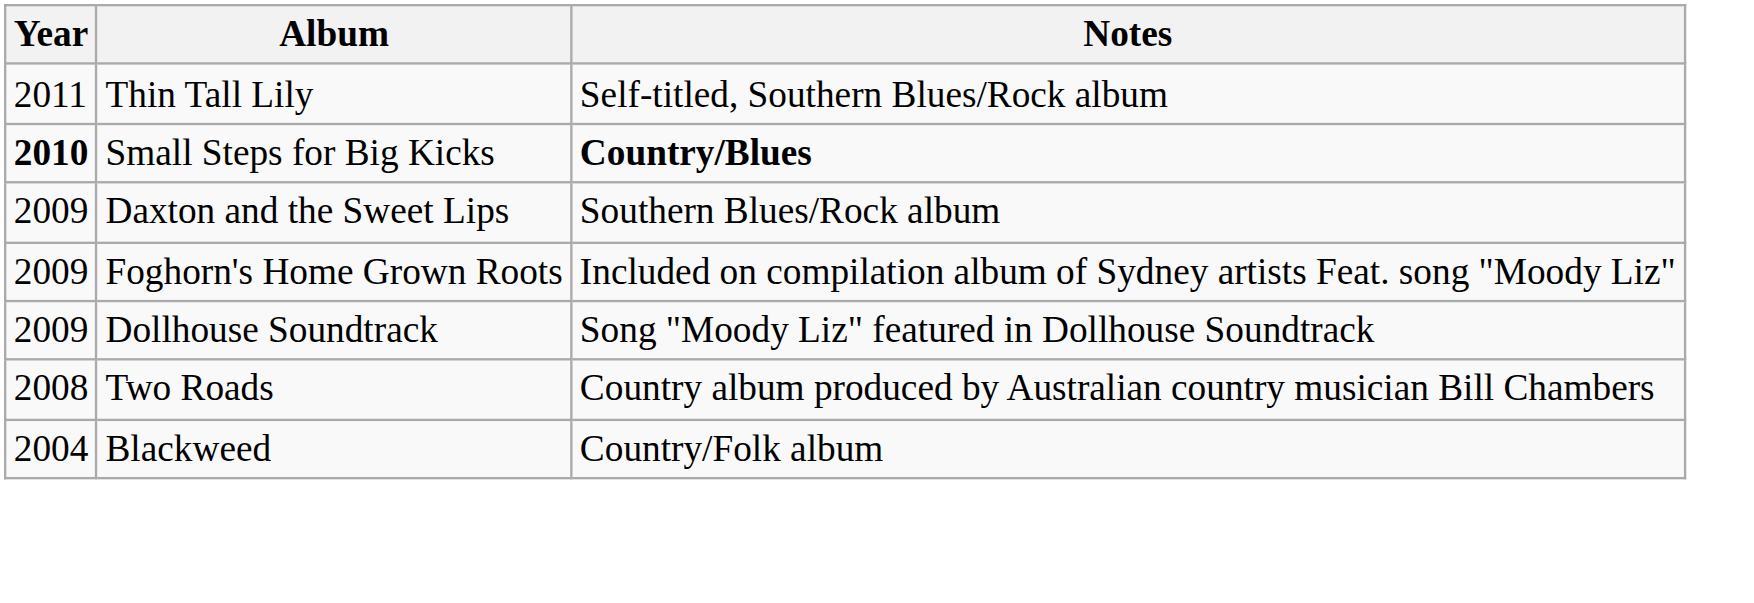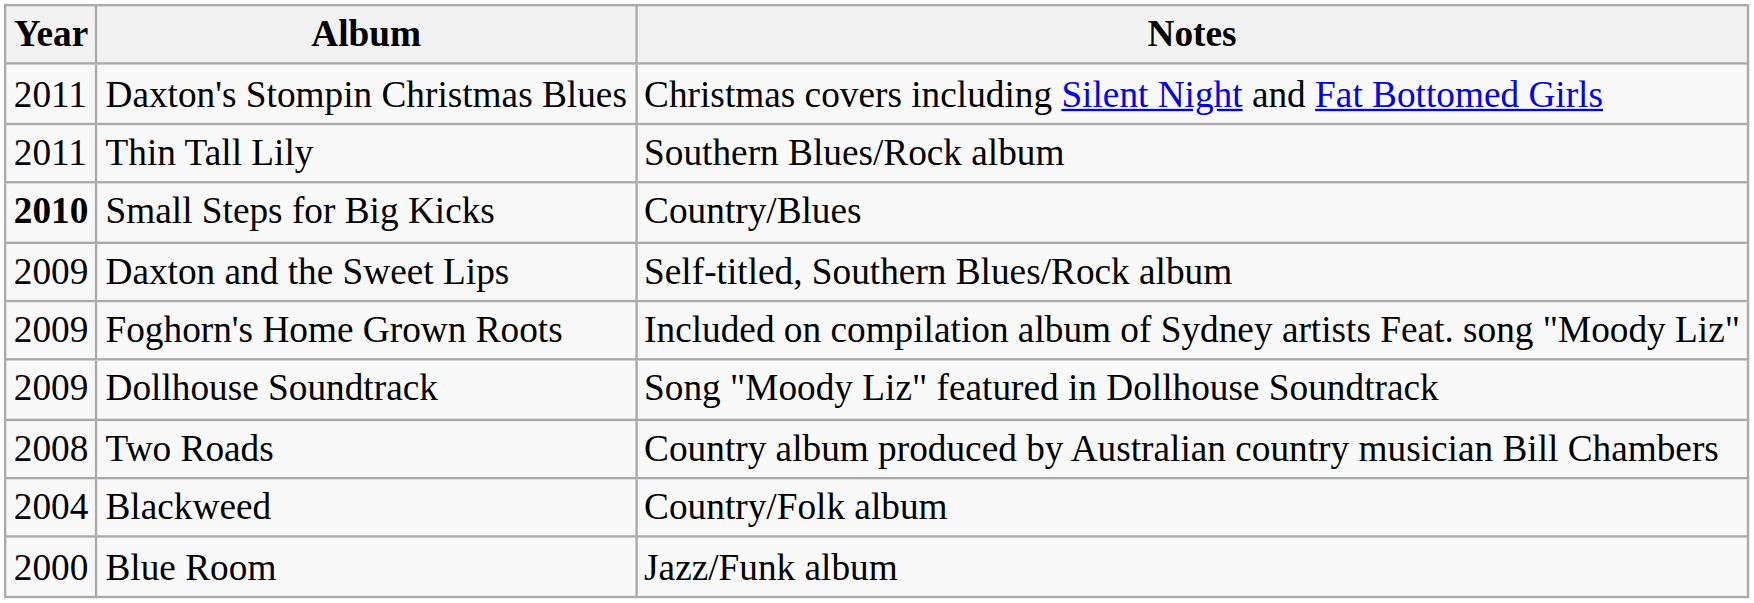+ row: (366, 93)
(874, 93) Self-titled, Southern Blues/Rock album -> (854, 152) Southern Blues/Rock album
(696, 152) bold -> (753, 211) normal
(790, 211) Southern Blues/Rock album -> (938, 270) Self-titled, Southern Blues/Rock album
+ row: (191, 566)
